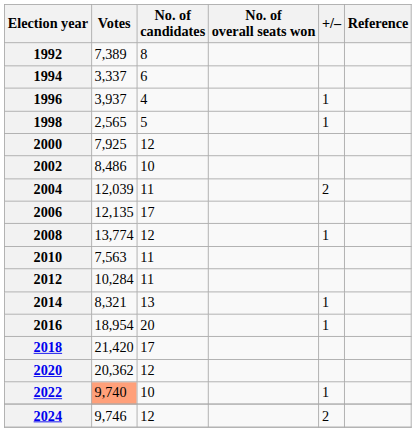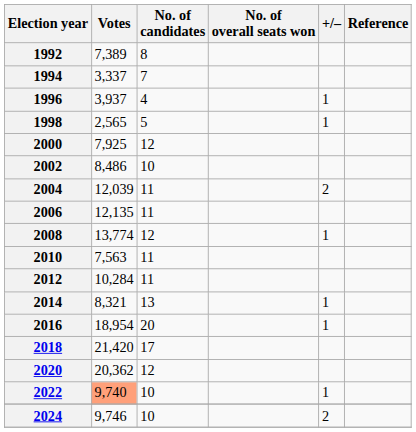(144, 76) 6 -> (144, 76) 7
(147, 212) 17 -> (147, 212) 11
(147, 415) 12 -> (147, 415) 10
